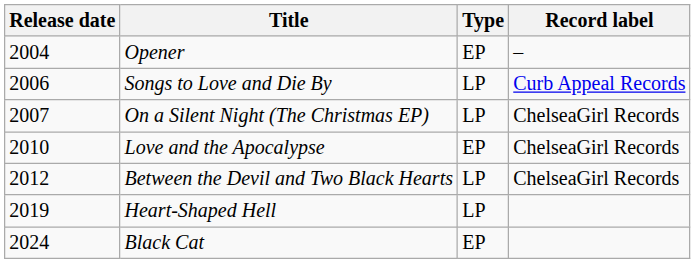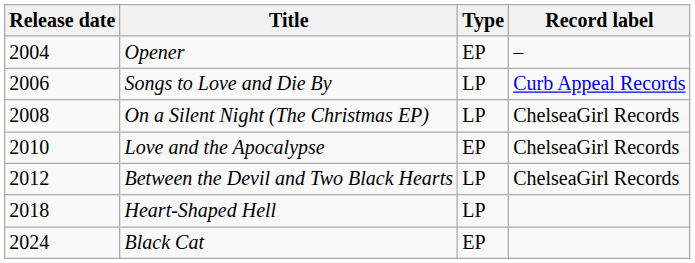(29, 115) 2007 -> (29, 115) 2008
(29, 210) 2019 -> (29, 210) 2018
